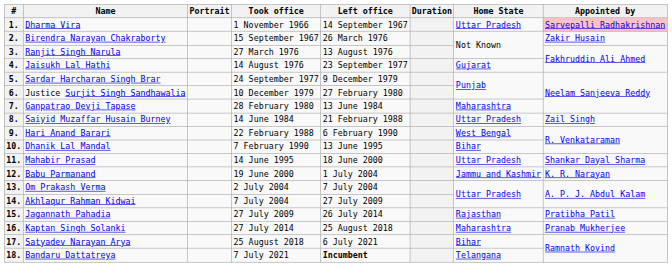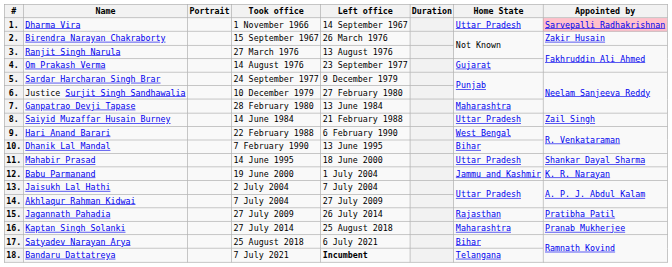(68, 65) Jaisukh Lal Hathi -> (65, 65) Om Prakash Verma
(65, 187) Om Prakash Verma -> (68, 187) Jaisukh Lal Hathi
